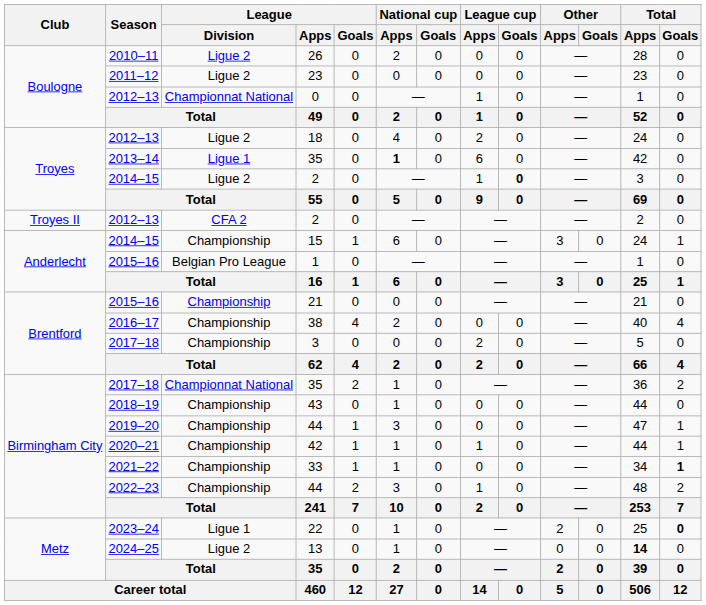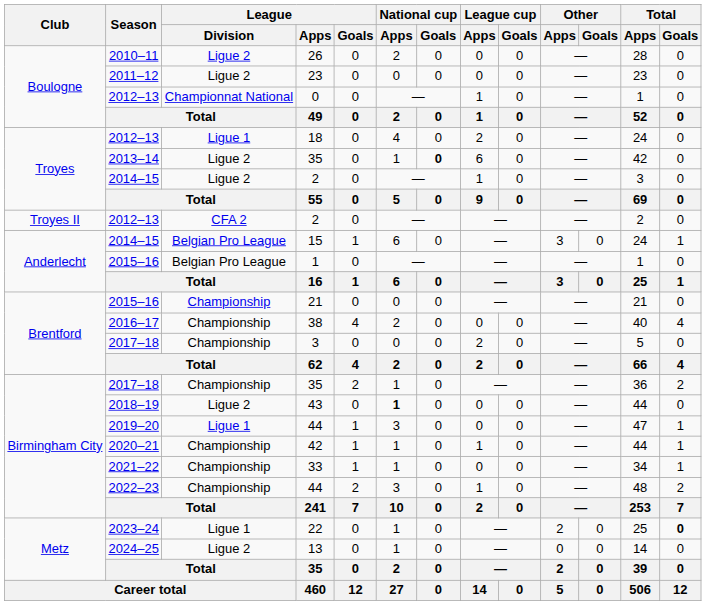(229, 138) Ligue 2 -> (229, 138) Ligue 1
(229, 158) Ligue 1 -> (229, 158) Ligue 2
(396, 158) bold -> (396, 158) normal
(438, 158) normal -> (438, 158) bold
(520, 179) bold -> (520, 179) normal
(229, 240) Championship -> (229, 240) Belgian Pro League
(229, 384) Championnat National -> (229, 384) Championship
(229, 405) Championship -> (229, 405) Ligue 2
(396, 405) normal -> (396, 405) bold
(229, 425) Championship -> (229, 425) Ligue 1
(680, 466) bold -> (680, 466) normal
(640, 549) bold -> (640, 549) normal
